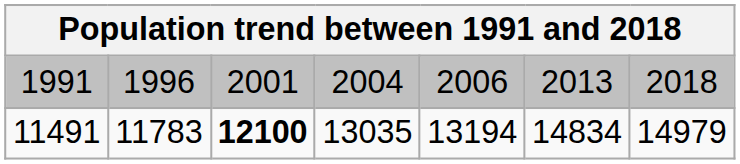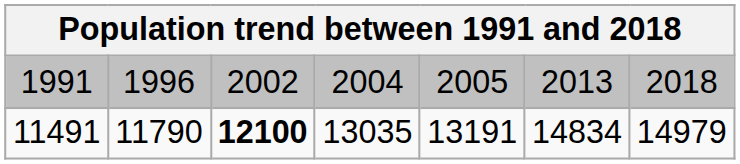(263, 81) 2001 -> (263, 81) 2002
(472, 81) 2006 -> (472, 81) 2005
(159, 132) 11783 -> (159, 132) 11790
(472, 132) 13194 -> (472, 132) 13191
